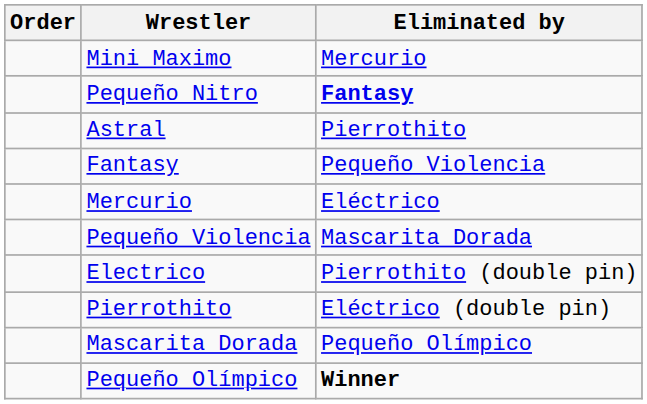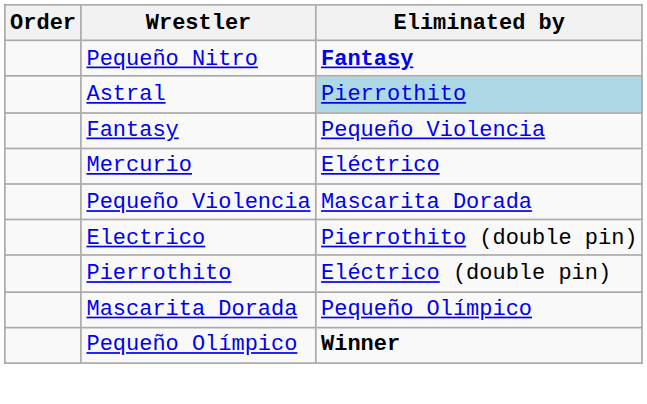- row: (159, 59)
(394, 130) no background -> (394, 94) lightblue background
